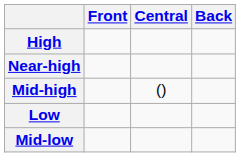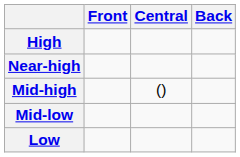rows swapped: (44, 139) <-> (44, 115)
